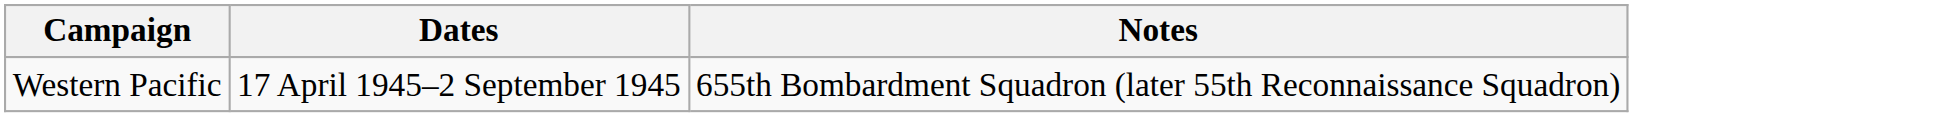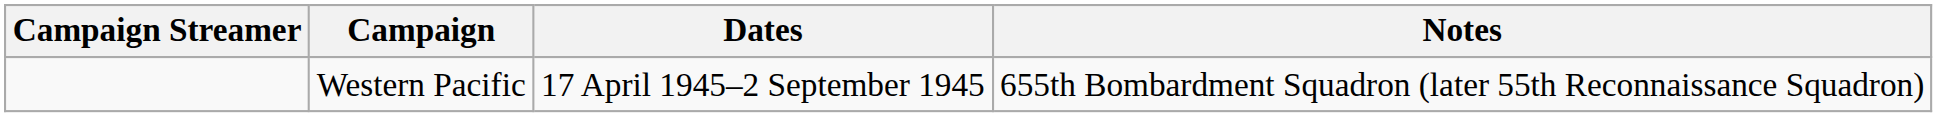+ column: (157, 30)
